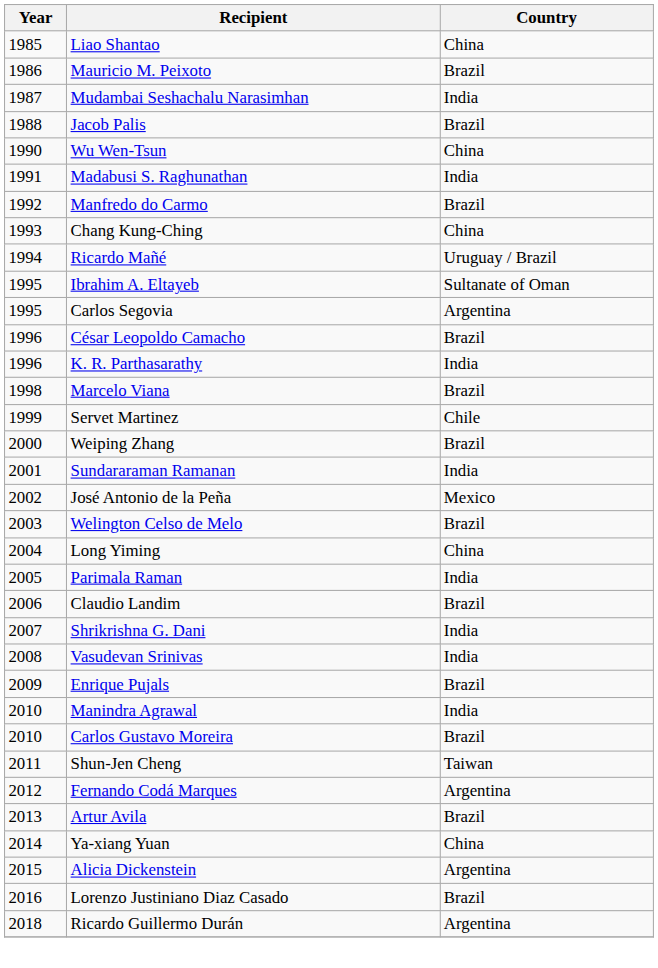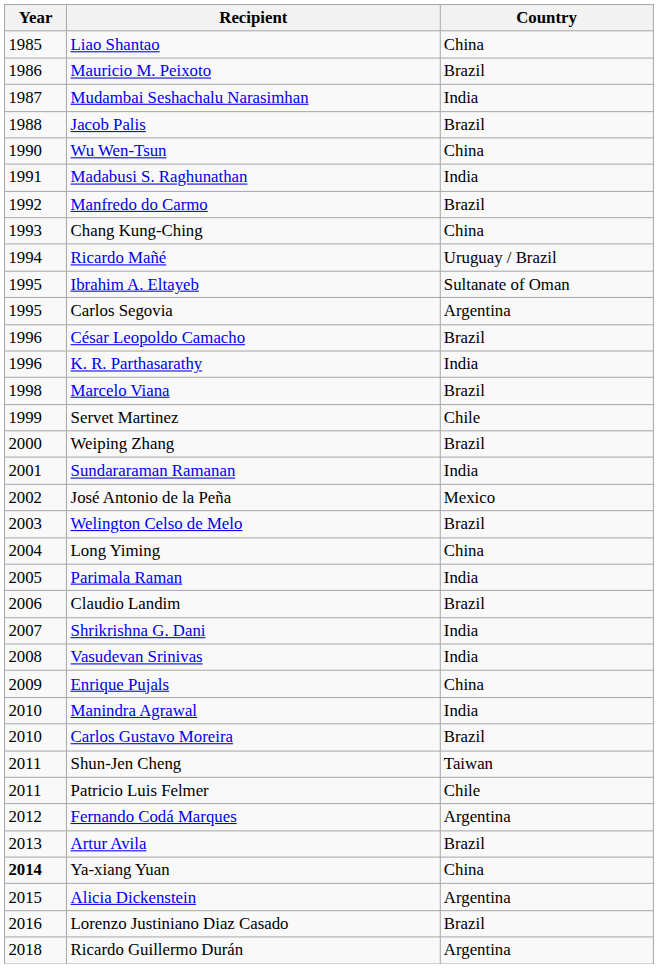(464, 683) Brazil -> (464, 683) China
+ row: (140, 790)
(25, 843) normal -> (25, 870) bold
